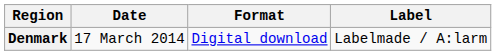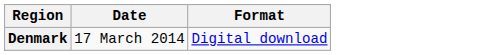- column: (411, 16)
